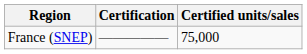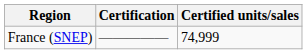(200, 37) 75,000 -> (200, 37) 74,999
